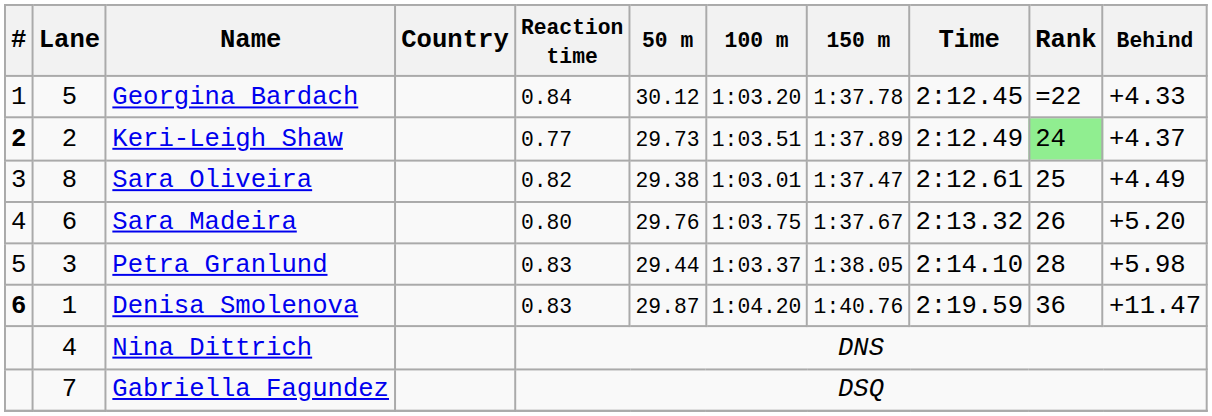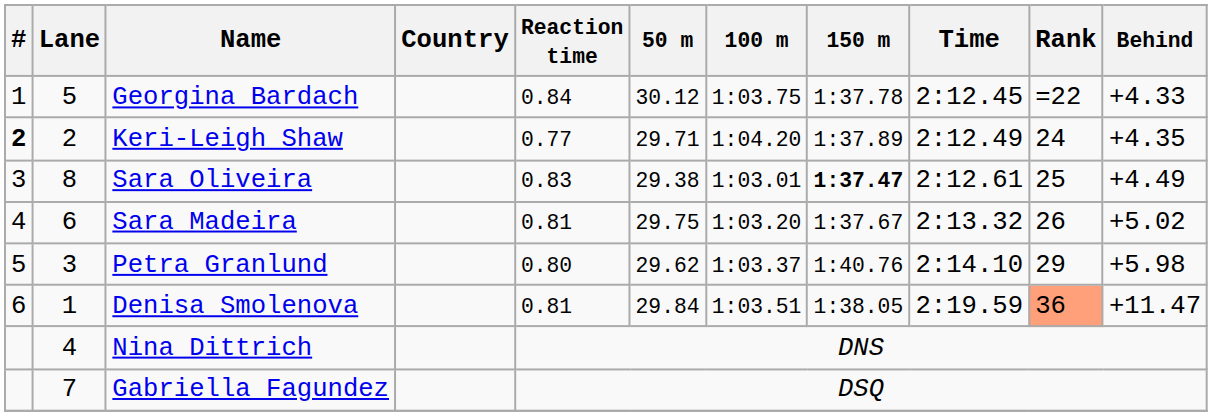(757, 98) 1:03.20 -> (757, 98) 1:03.75
(668, 140) 29.73 -> (668, 140) 29.71
(757, 140) 1:03.51 -> (757, 140) 1:04.20
(1051, 139) lightgreen background -> (1051, 139) no background
(1147, 139) +4.37 -> (1147, 139) +4.35
(547, 182) 0.82 -> (547, 182) 0.83
(858, 182) normal -> (858, 181) bold
(547, 223) 0.80 -> (547, 223) 0.81
(668, 223) 29.76 -> (668, 223) 29.75
(757, 223) 1:03.75 -> (757, 223) 1:03.20
(1147, 222) +5.20 -> (1147, 222) +5.02
(547, 265) 0.83 -> (547, 265) 0.80
(668, 265) 29.44 -> (668, 265) 29.62
(858, 265) 1:38.05 -> (858, 265) 1:40.76
(1051, 264) 28 -> (1051, 264) 29
(19, 306) bold -> (19, 306) normal
(547, 307) 0.83 -> (547, 307) 0.81
(668, 307) 29.87 -> (668, 307) 29.84
(757, 307) 1:04.20 -> (757, 307) 1:03.51
(858, 307) 1:40.76 -> (858, 307) 1:38.05
(1051, 306) no background -> (1051, 306) lightsalmon background
